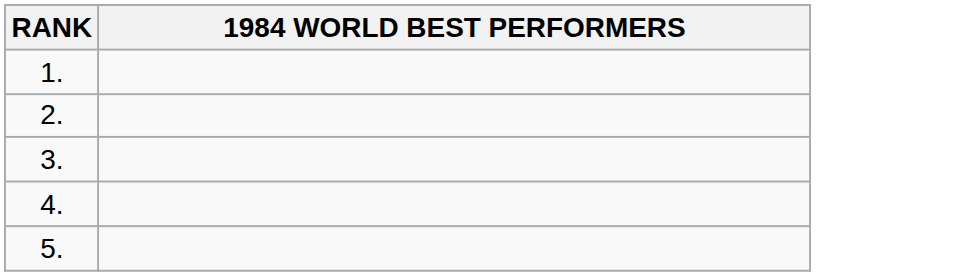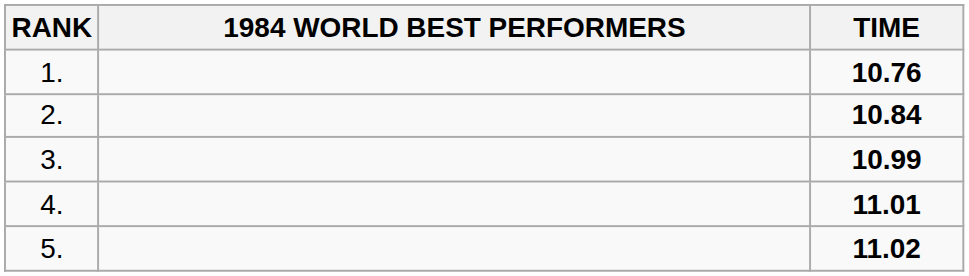+ column: (887, 27)
